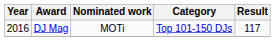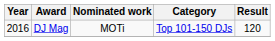(252, 28) 117 -> (252, 28) 120
